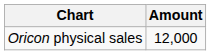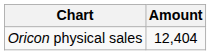(176, 38) 12,000 -> (176, 38) 12,404
